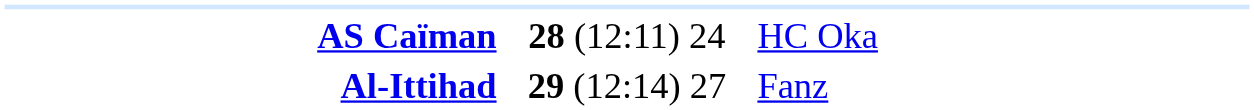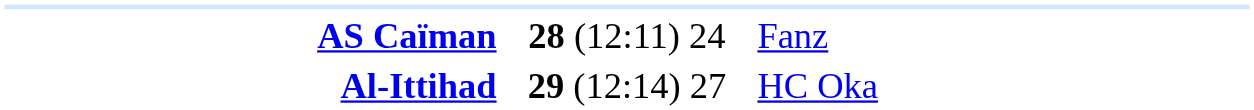(818, 35) HC Oka -> (793, 35) Fanz
(793, 86) Fanz -> (818, 86) HC Oka
